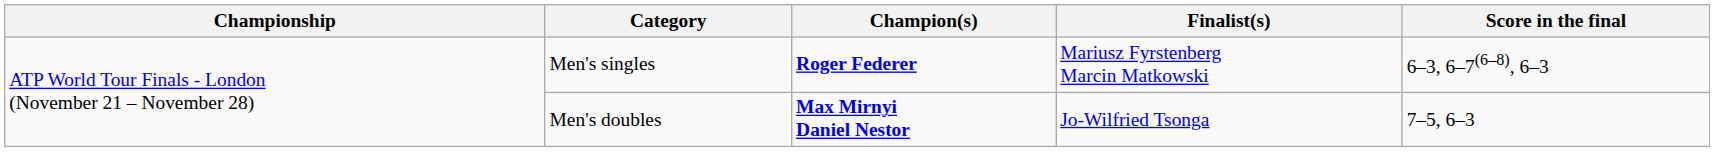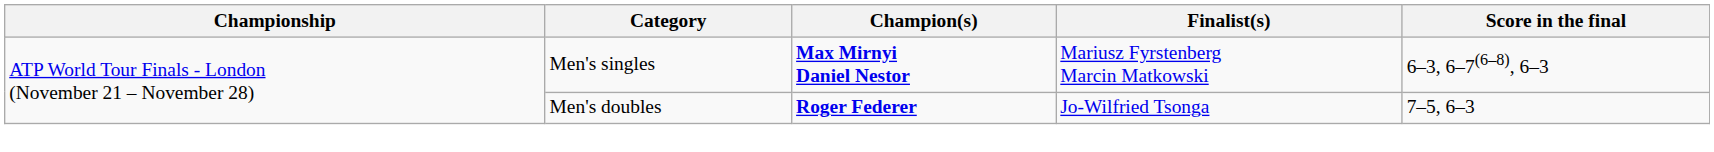(856, 64) Roger Federer -> (853, 64) Max Mirnyi Daniel Nestor
(853, 119) Max Mirnyi Daniel Nestor -> (856, 107) Roger Federer
